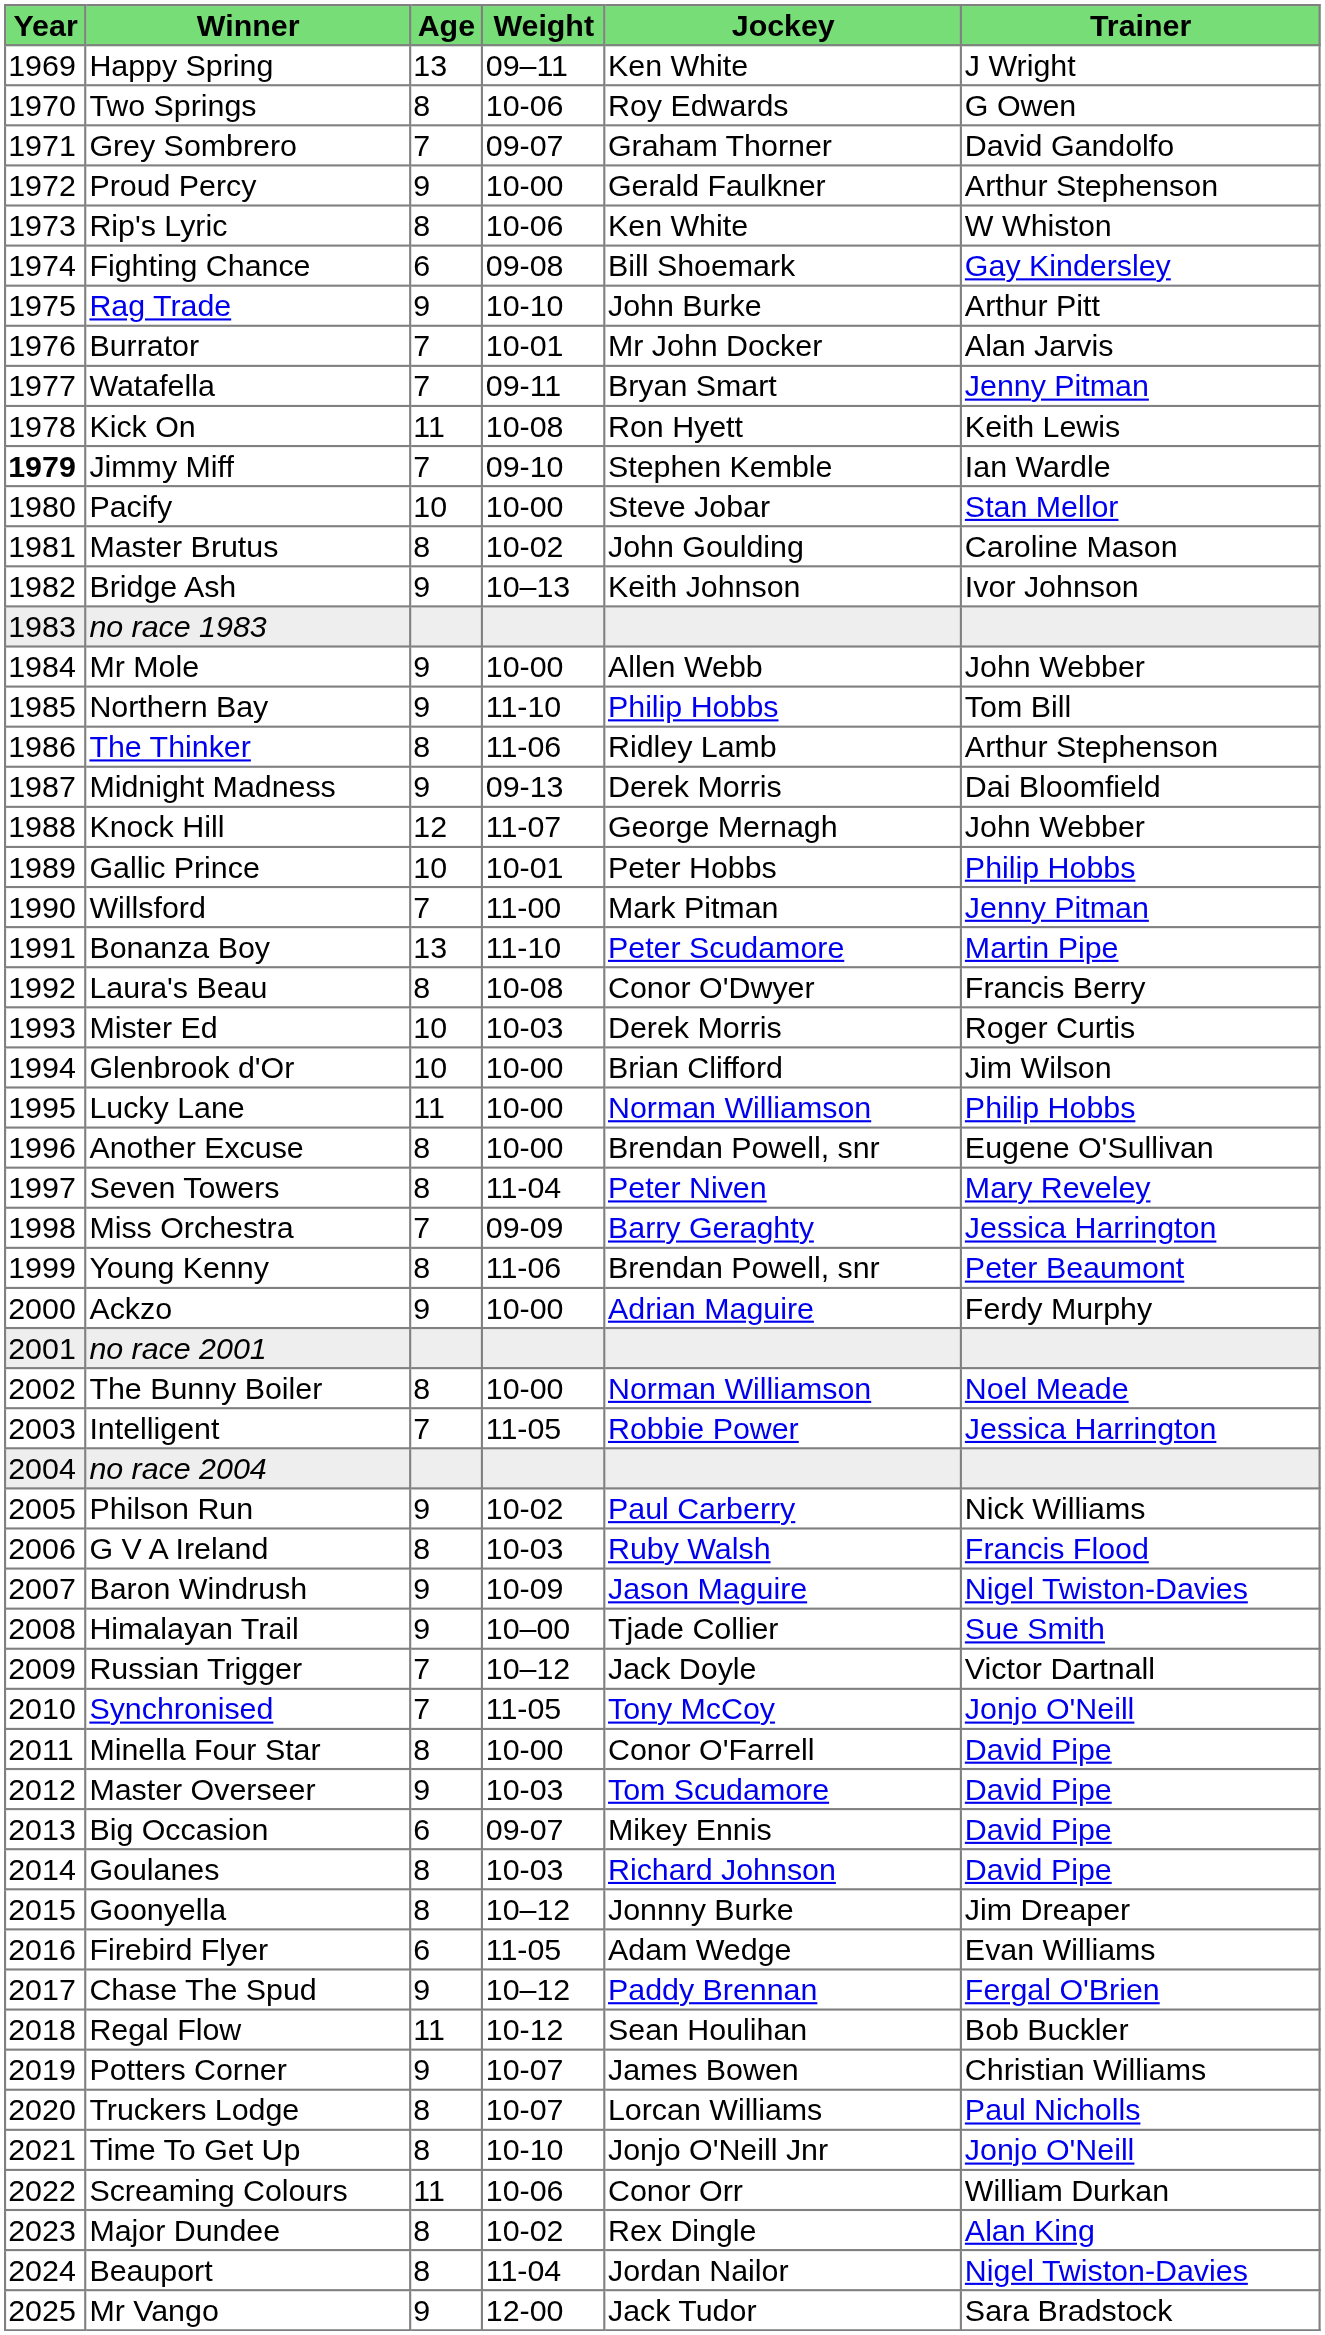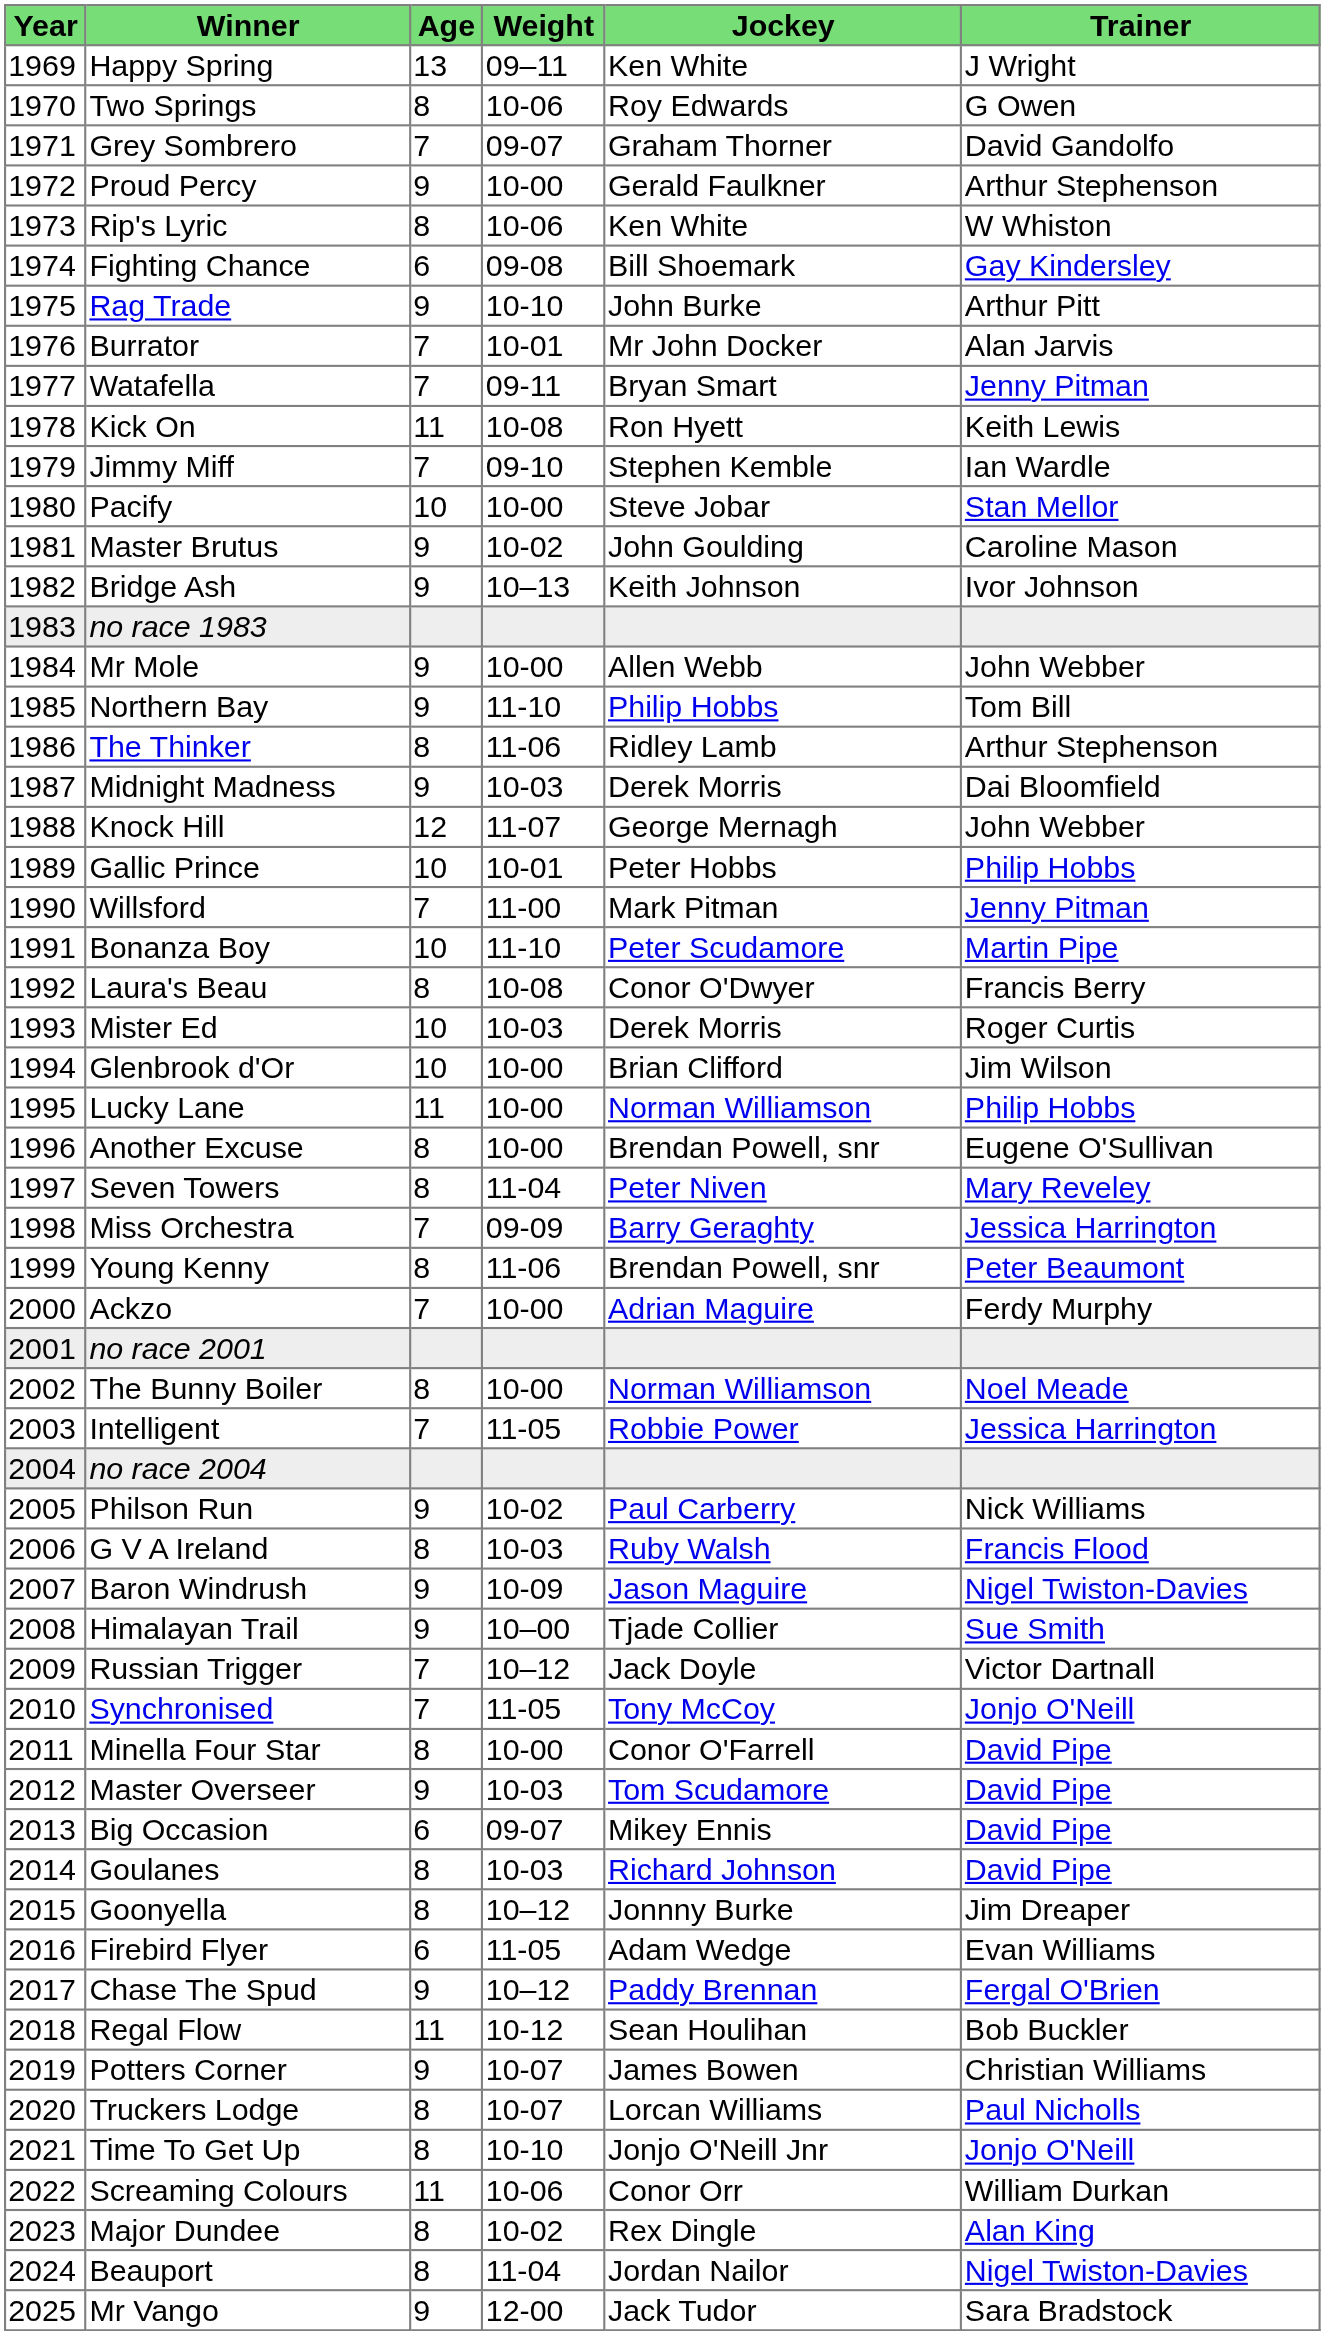(42, 466) bold -> (42, 466) normal
(422, 546) 8 -> (422, 546) 9
(525, 787) 09-13 -> (525, 787) 10-03
(430, 947) 13 -> (430, 947) 10
(422, 1308) 9 -> (422, 1308) 7
